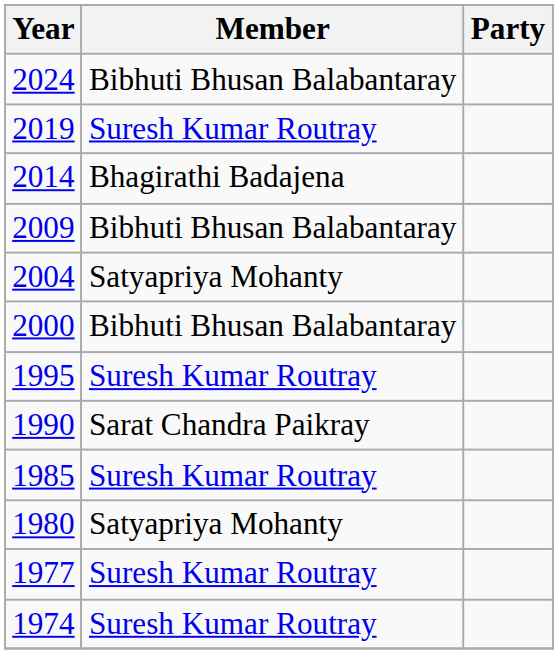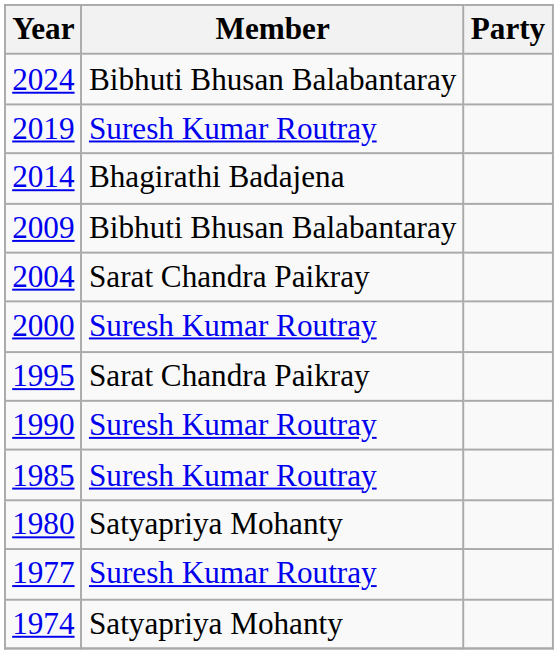(216, 276) Satyapriya Mohanty -> (229, 276) Sarat Chandra Paikray
(273, 326) Bibhuti Bhusan Balabantaray -> (233, 326) Suresh Kumar Routray
(233, 375) Suresh Kumar Routray -> (229, 375) Sarat Chandra Paikray
(229, 425) Sarat Chandra Paikray -> (233, 425) Suresh Kumar Routray
(233, 623) Suresh Kumar Routray -> (216, 623) Satyapriya Mohanty
